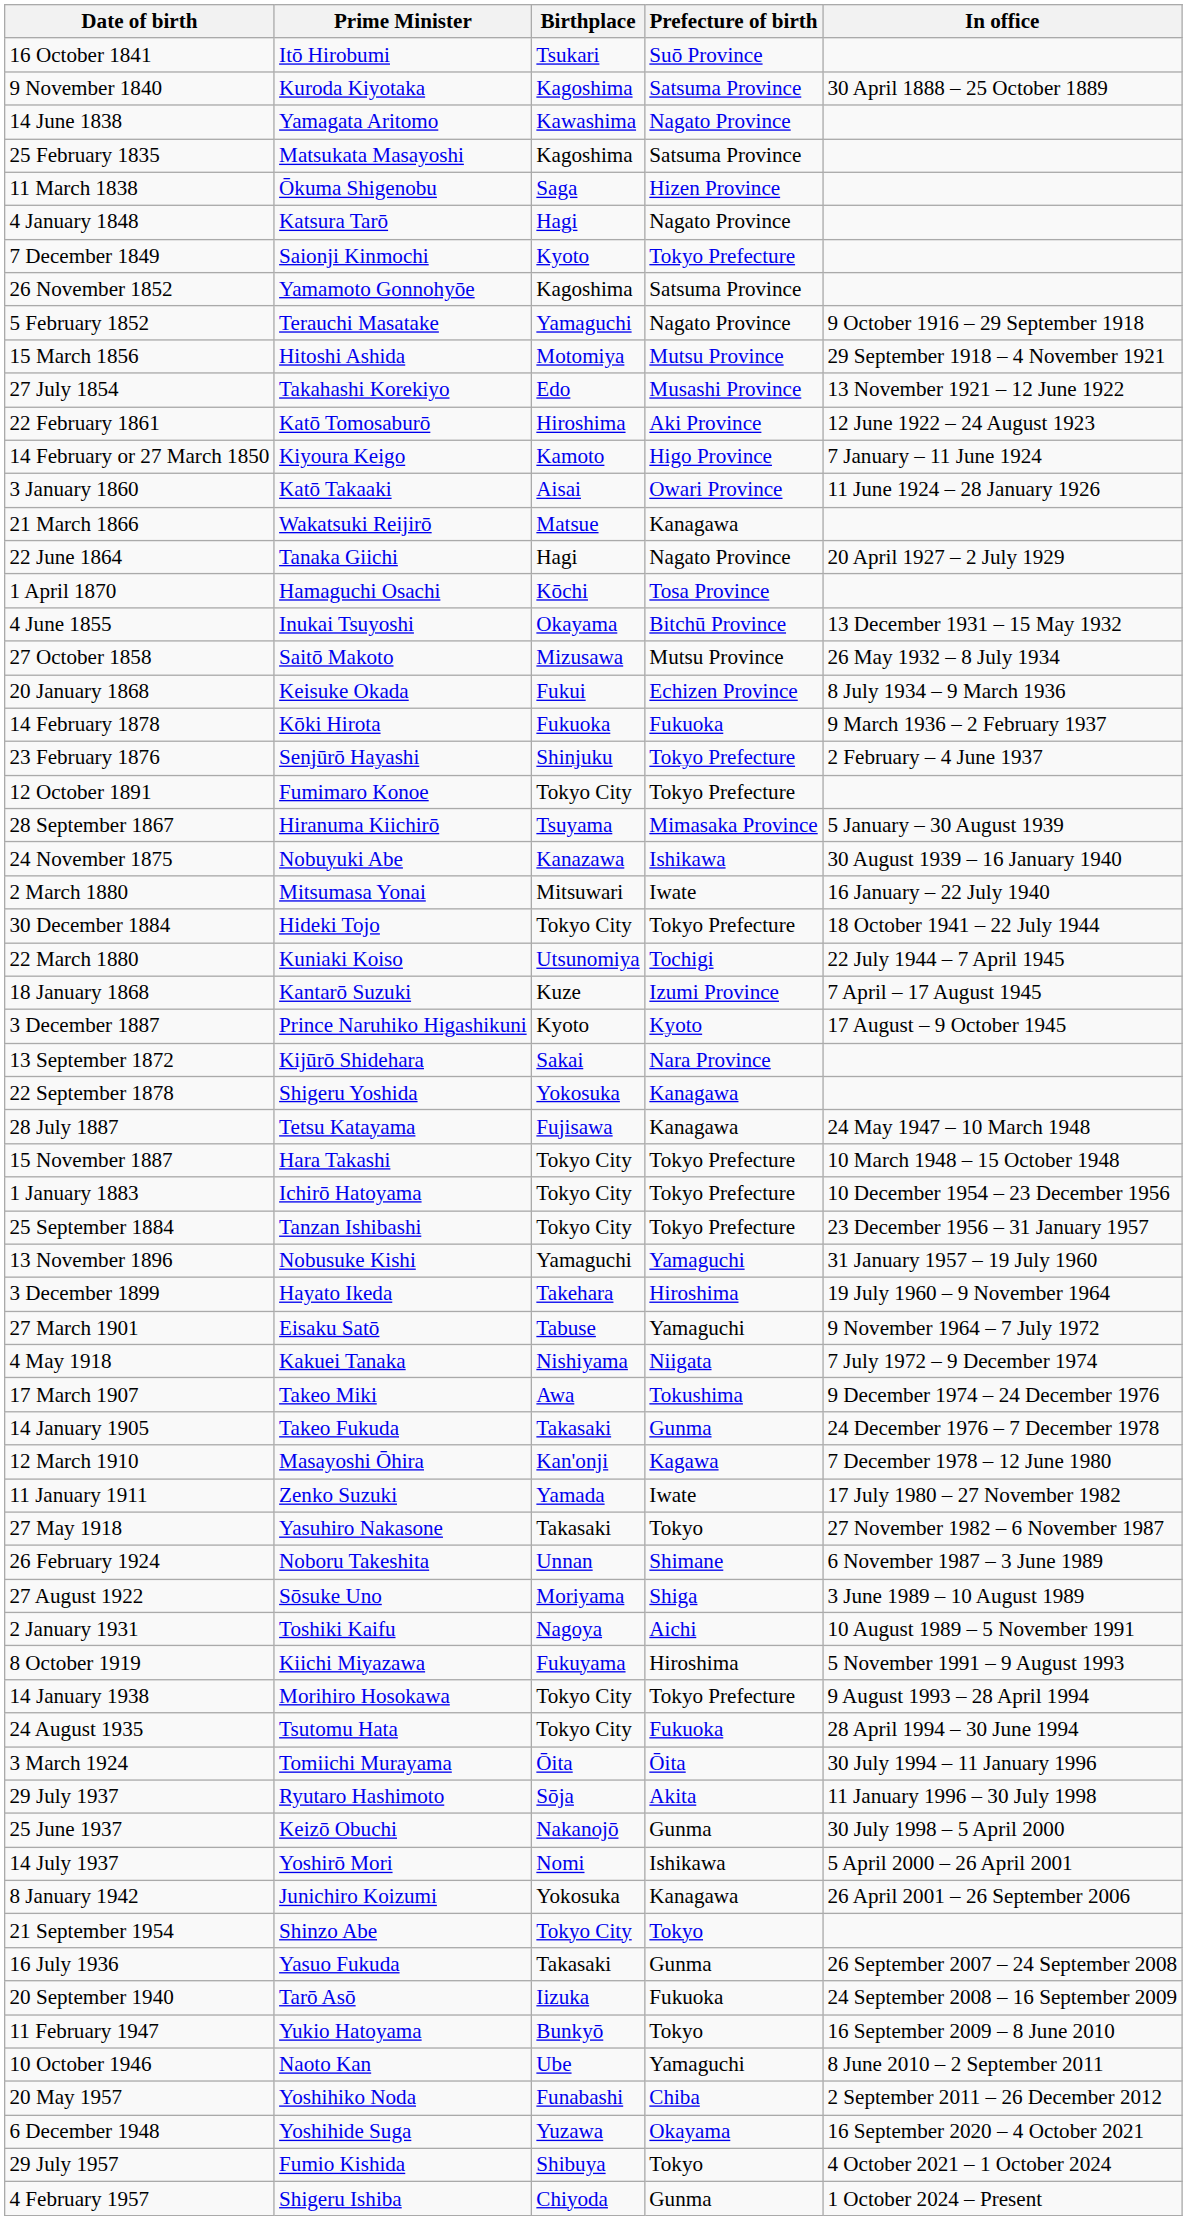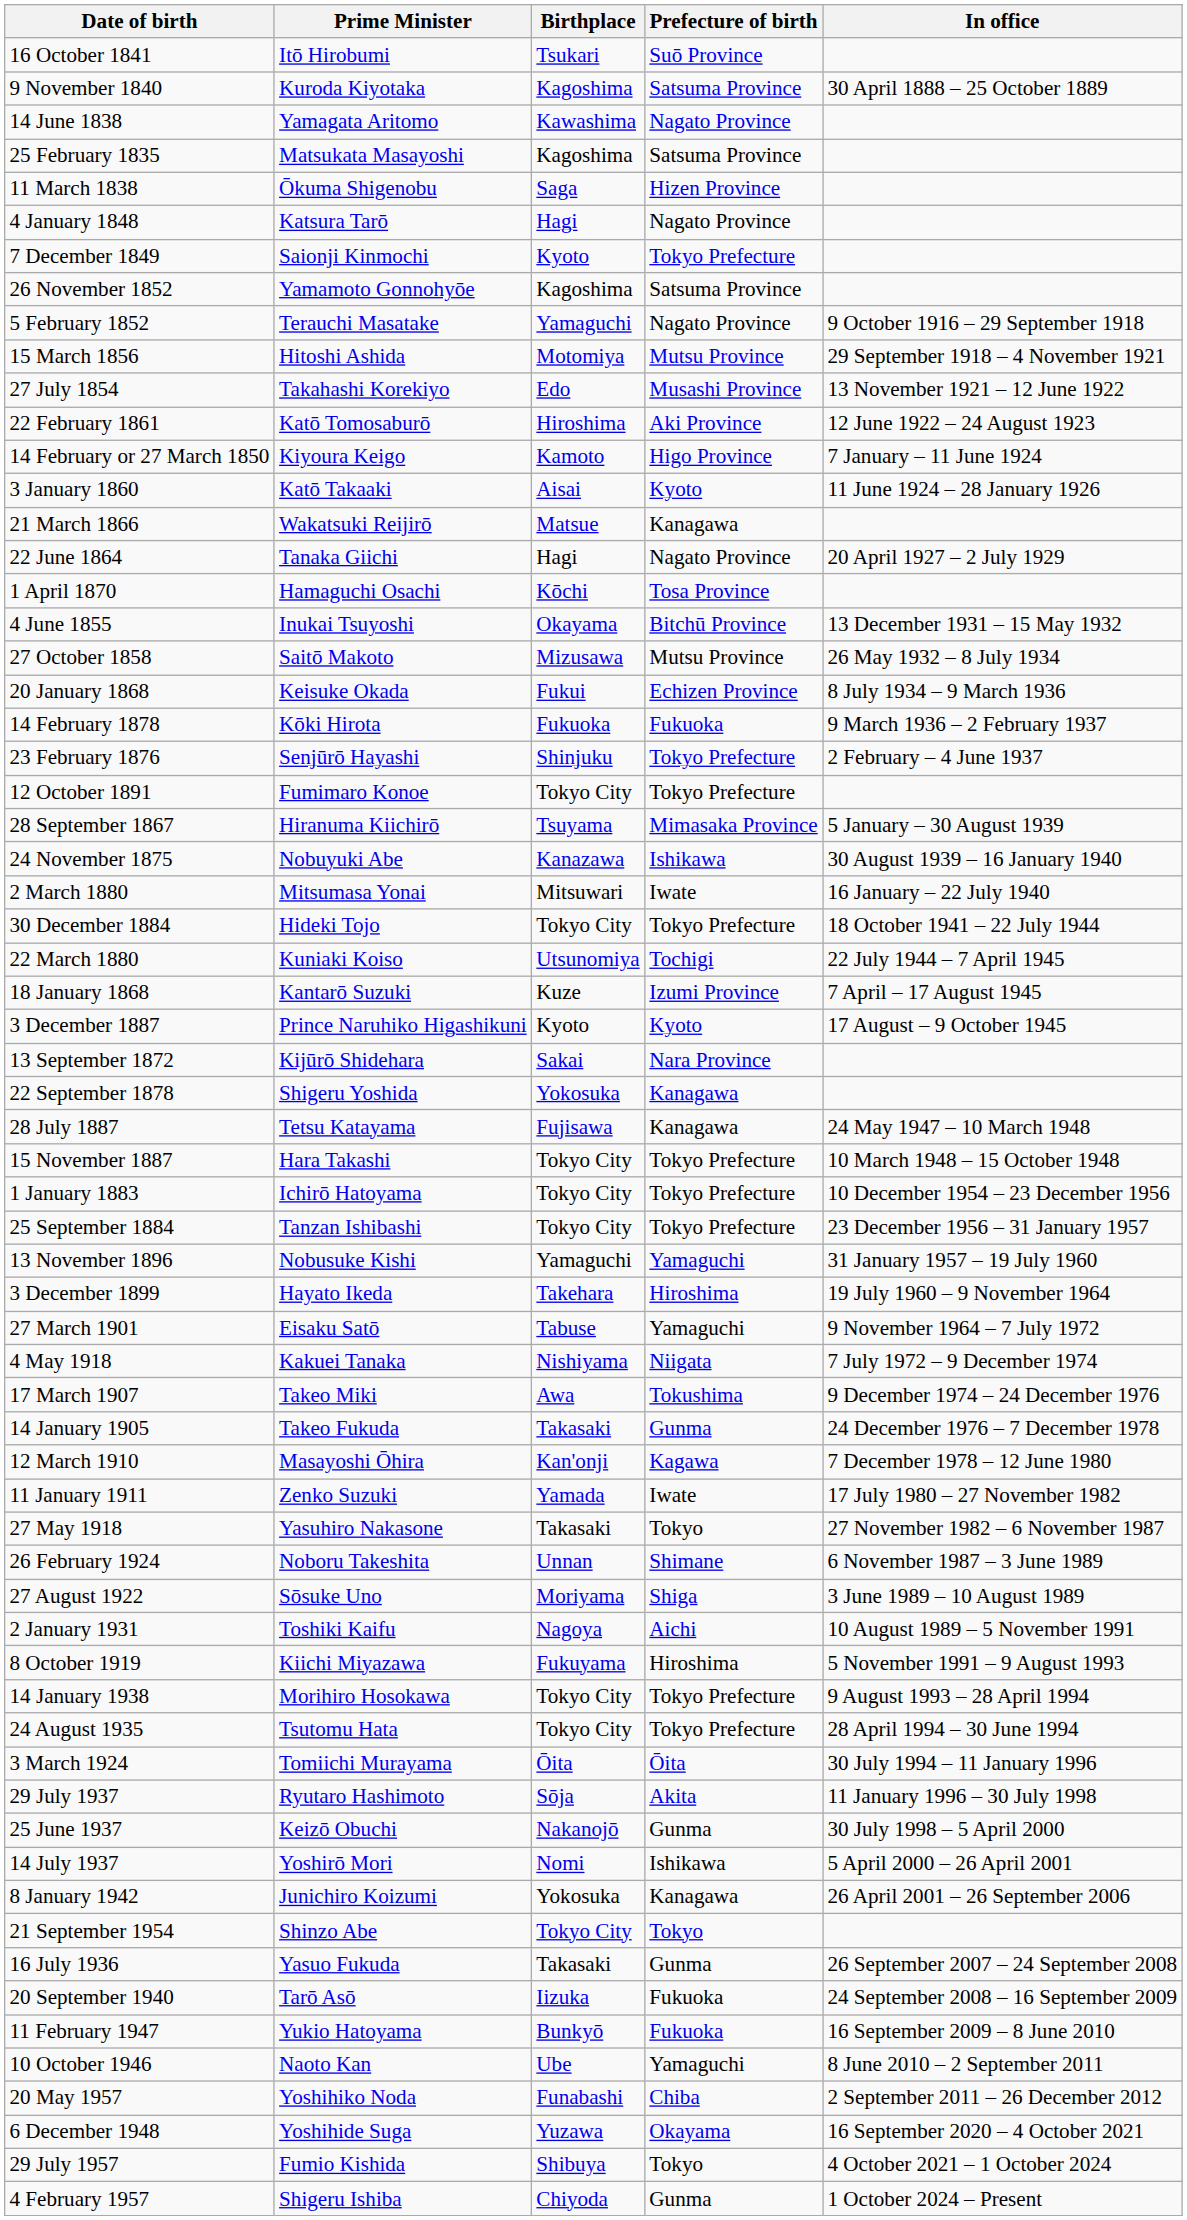(716, 490) Owari Province -> (676, 490) Kyoto
(686, 1729) Fukuoka -> (722, 1729) Tokyo Prefecture
(676, 2030) Tokyo -> (686, 2030) Fukuoka
